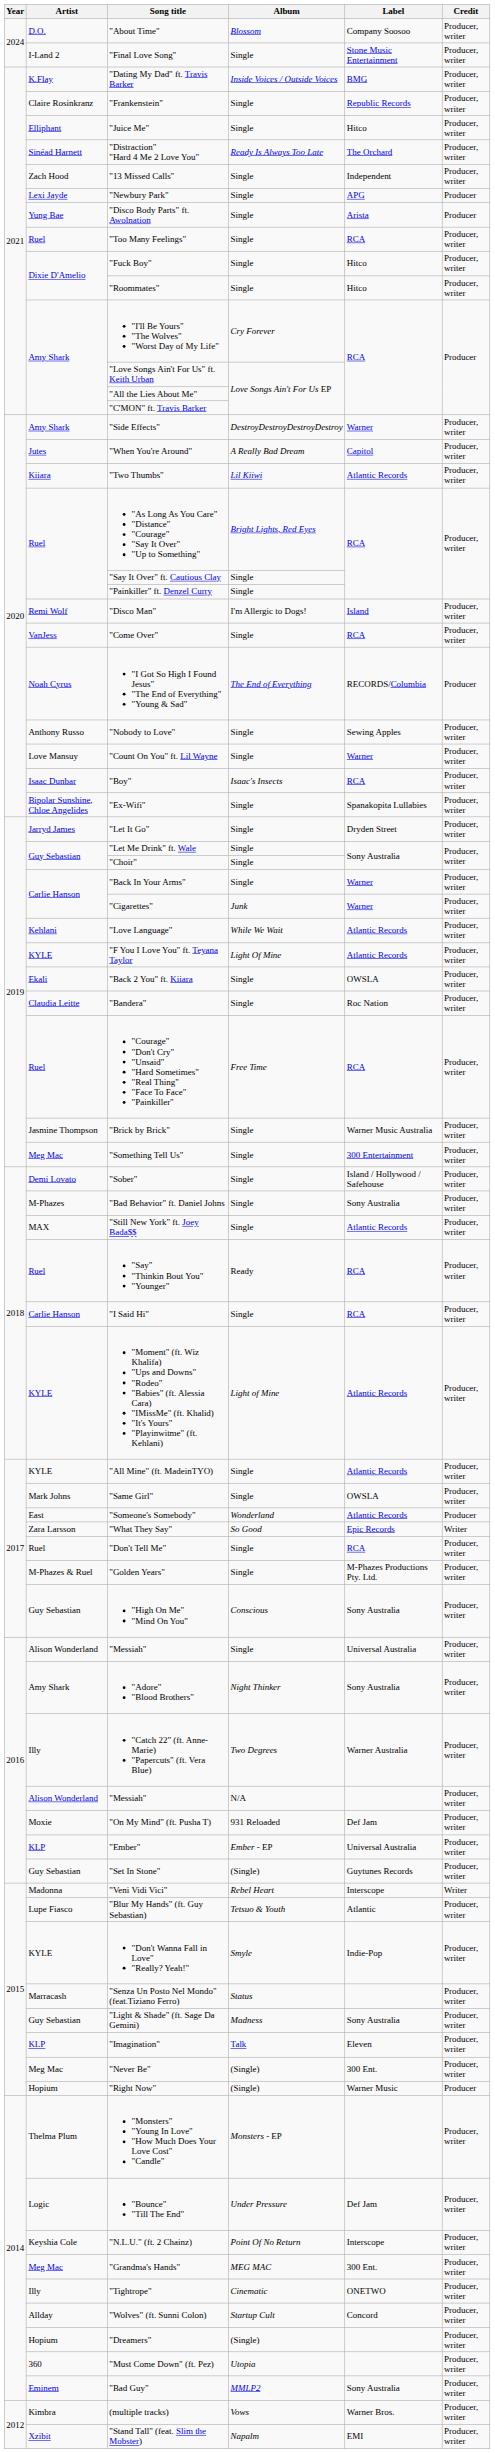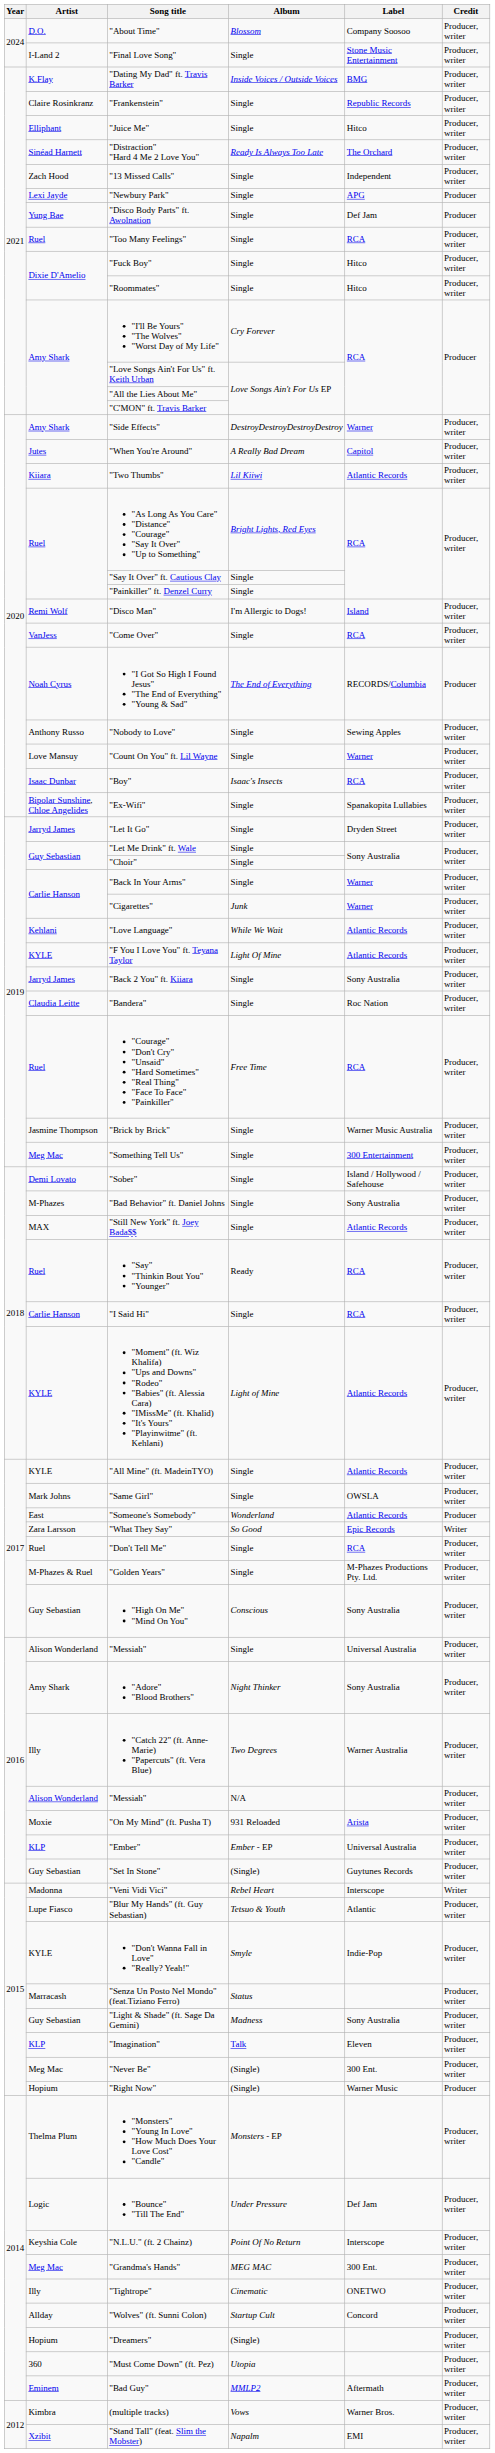(358, 215) Arista -> (362, 215) Def Jam
(38, 979) Ekali -> (52, 979) Jarryd James
(363, 979) OWSLA -> (373, 979) Sony Australia
(362, 1822) Def Jam -> (358, 1822) Arista
(373, 2388) Sony Australia -> (365, 2388) Aftermath
